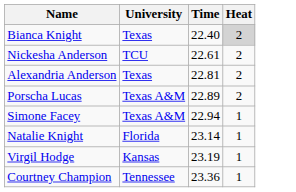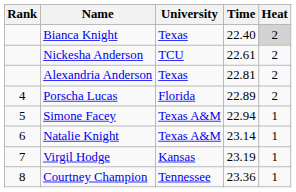+ column: (22, 14)
(154, 95) Texas A&M -> (177, 95) Florida
(141, 136) Florida -> (190, 136) Texas A&M
